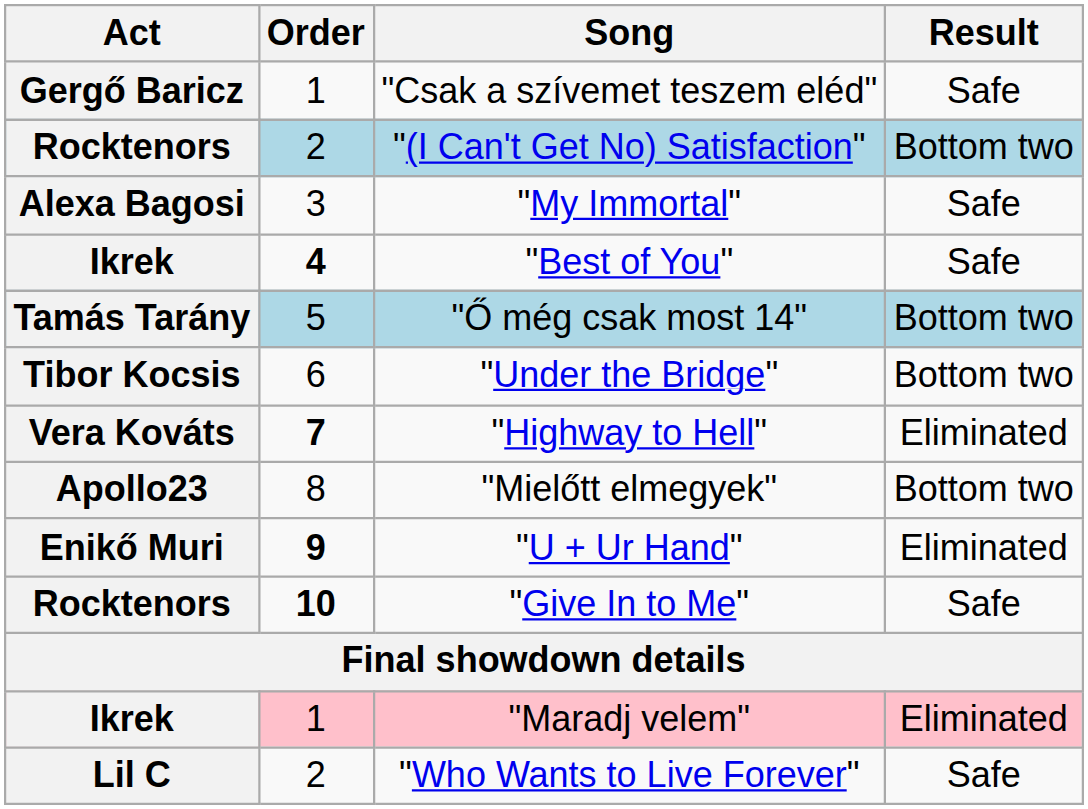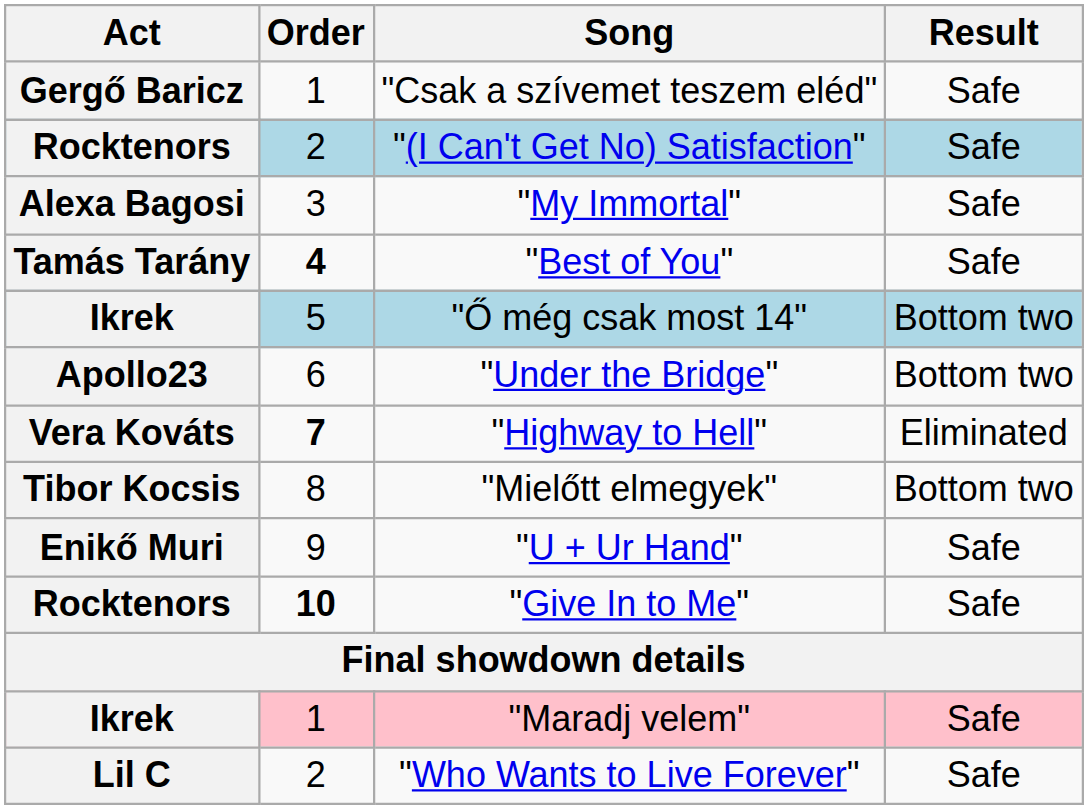(984, 147) Bottom two -> (984, 147) Safe
(132, 261) Ikrek -> (132, 261) Tamás Tarány
(132, 318) Tamás Tarány -> (132, 318) Ikrek
(132, 375) Tibor Kocsis -> (132, 375) Apollo23
(132, 489) Apollo23 -> (132, 489) Tibor Kocsis
(316, 546) bold -> (316, 546) normal
(984, 546) Eliminated -> (984, 546) Safe
(984, 718) Eliminated -> (984, 718) Safe
